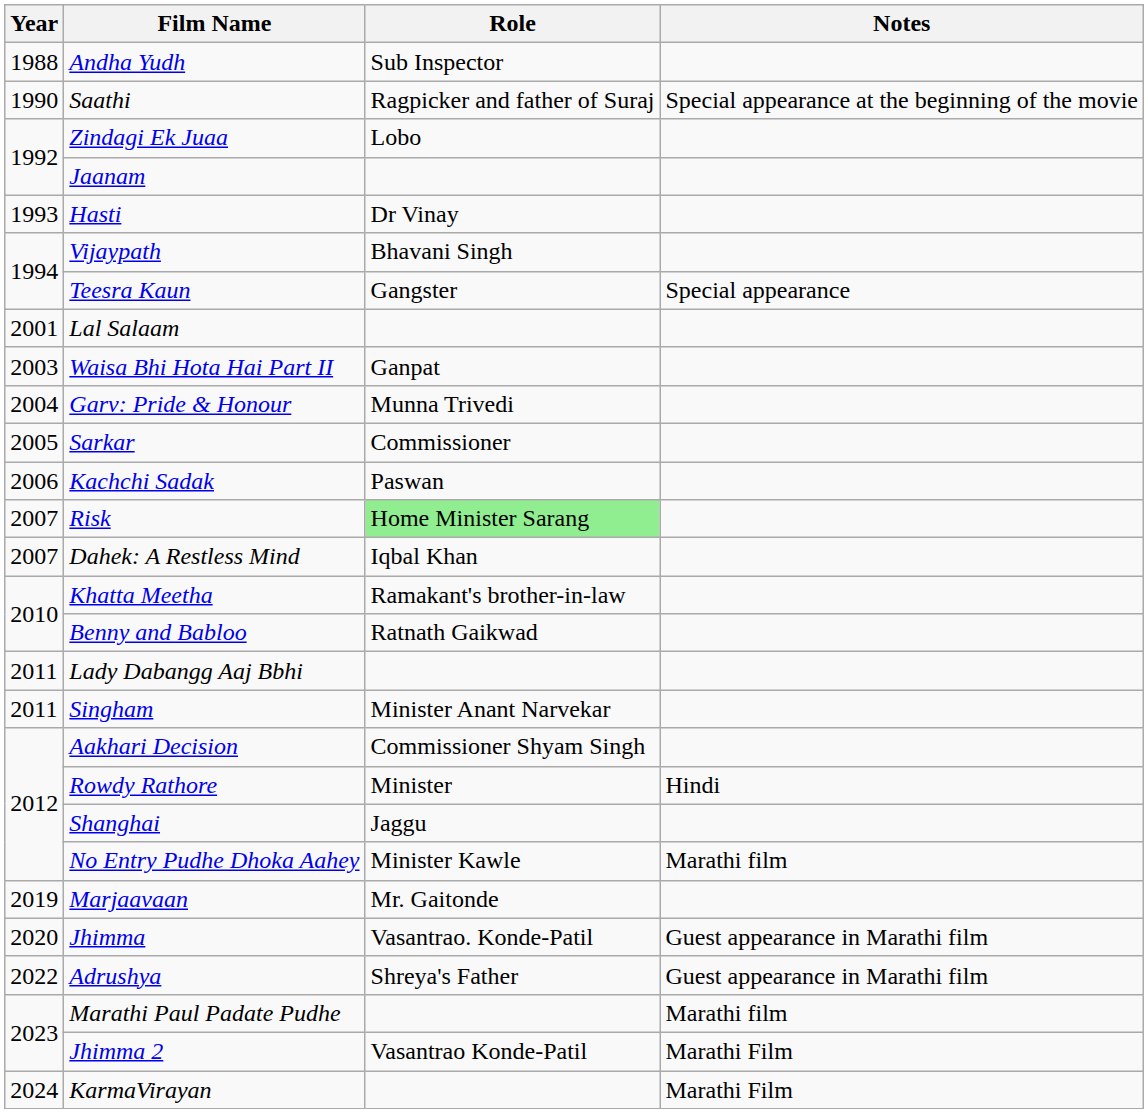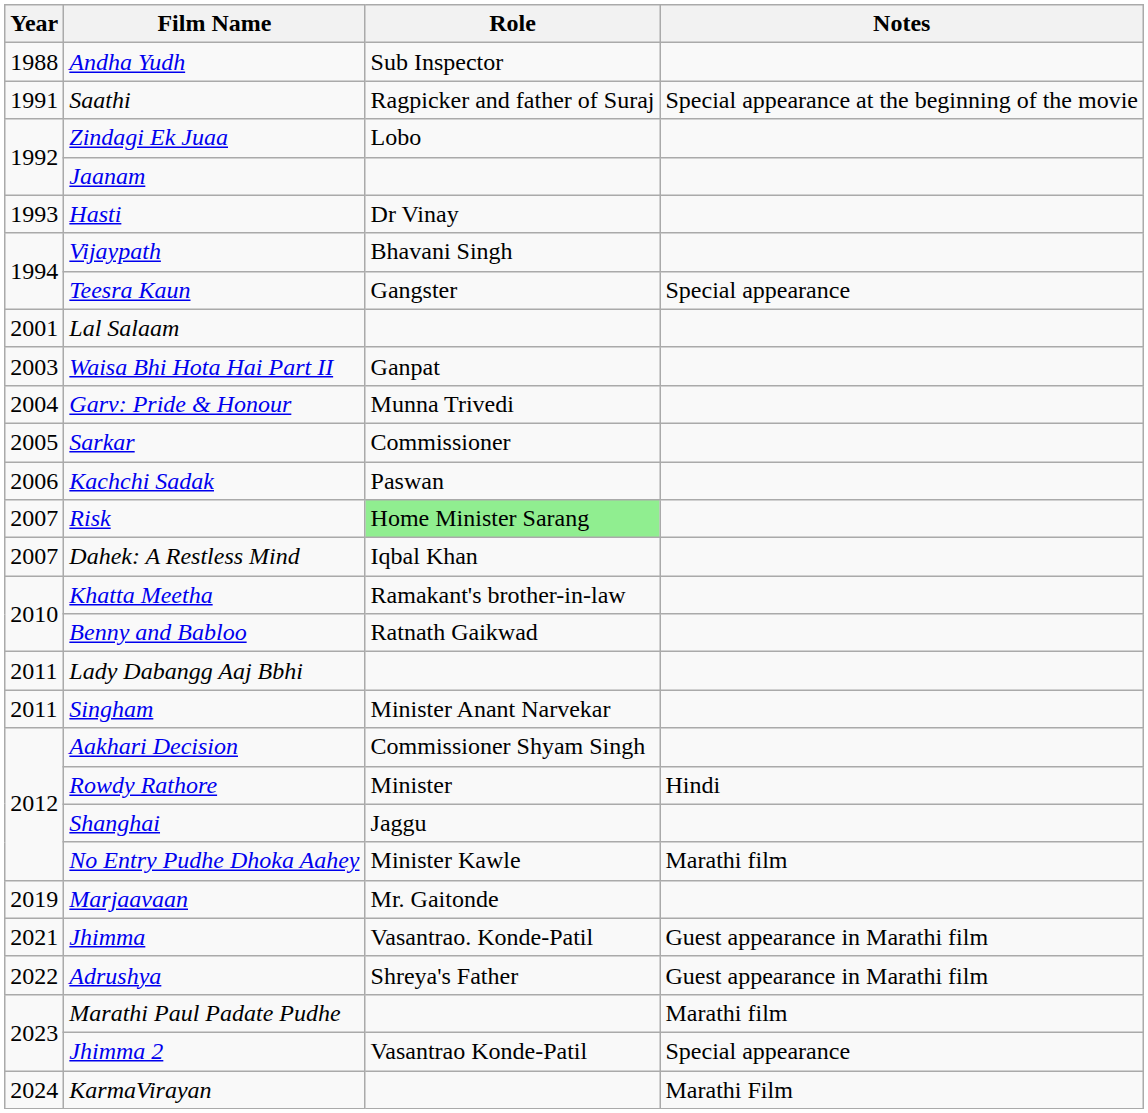(34, 99) 1990 -> (34, 99) 1991
(34, 937) 2020 -> (34, 937) 2021
(729, 1051) Marathi Film -> (758, 1051) Special appearance
